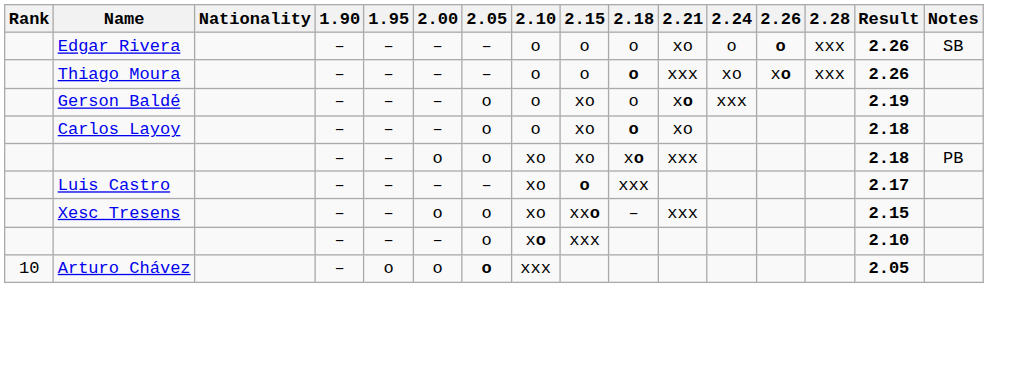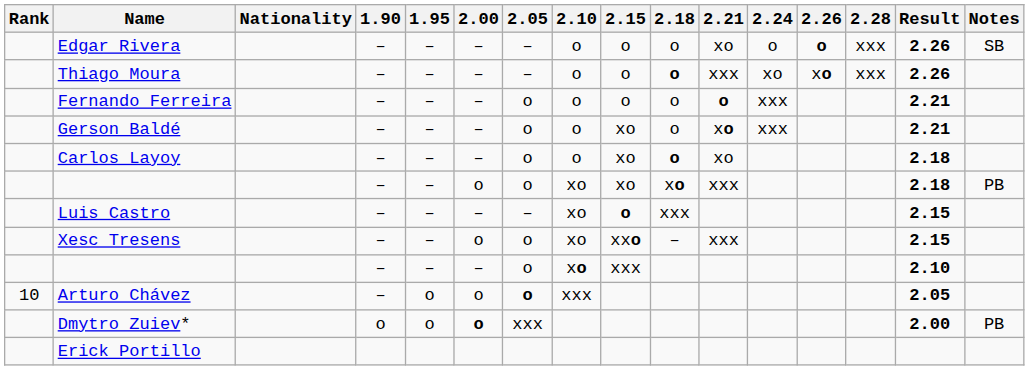+ row: (145, 102)
(889, 102) 2.19 -> (930, 130) 2.21
(889, 185) 2.17 -> (930, 213) 2.15
+ row: (124, 324)
+ row: (129, 352)
